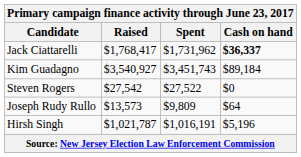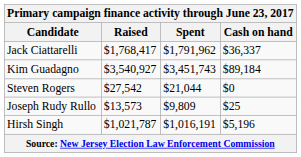(190, 50) $1,731,962 -> (190, 50) $1,791,962
(242, 50) bold -> (242, 50) normal
(182, 87) $27,522 -> (182, 87) $21,044
(232, 106) $64 -> (232, 106) $25
